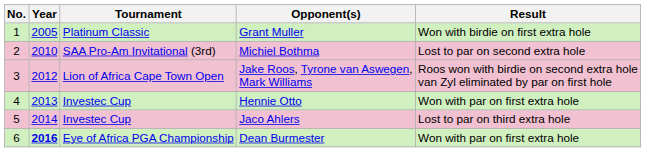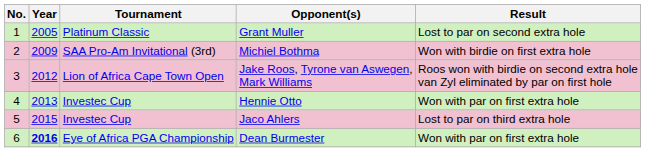(504, 32) Won with birdie on first extra hole -> (502, 32) Lost to par on second extra hole
(44, 51) 2010 -> (44, 51) 2009
(502, 51) Lost to par on second extra hole -> (504, 51) Won with birdie on first extra hole
(44, 120) 2014 -> (44, 120) 2015
